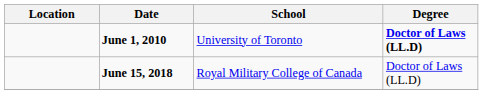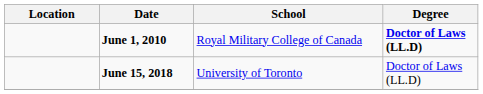(249, 40) University of Toronto -> (279, 40) Royal Military College of Canada
(279, 73) Royal Military College of Canada -> (249, 73) University of Toronto
